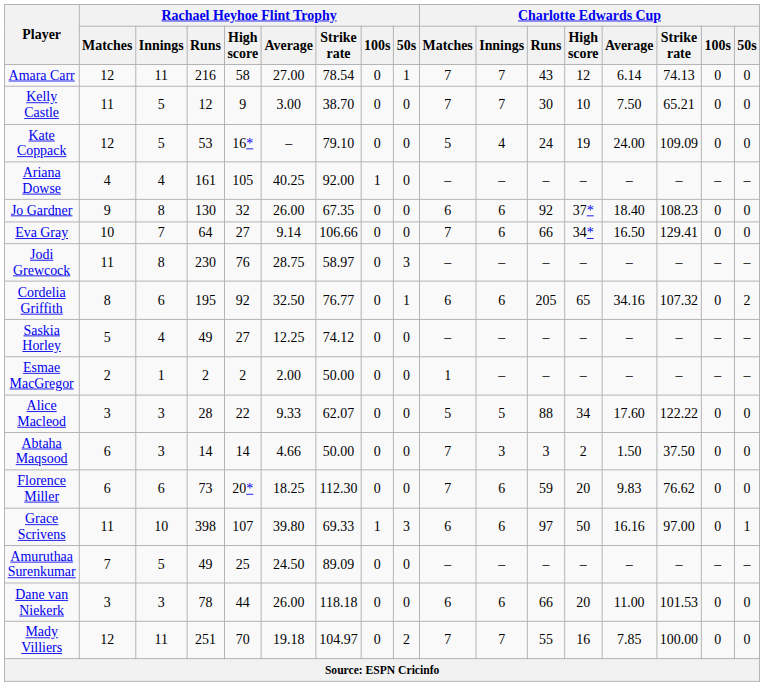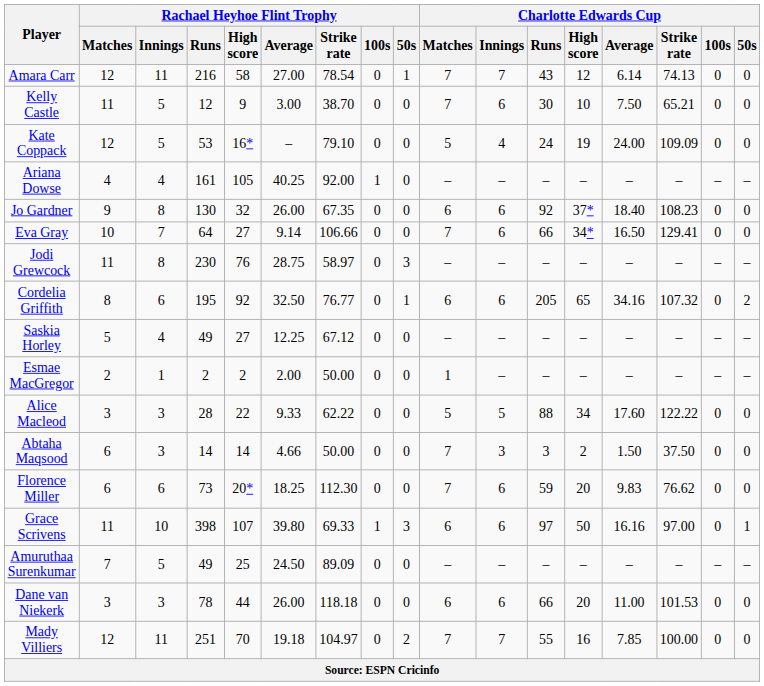(502, 105) 7 -> (502, 105) 6
(339, 338) 74.12 -> (339, 338) 67.12
(339, 413) 62.07 -> (339, 413) 62.22
